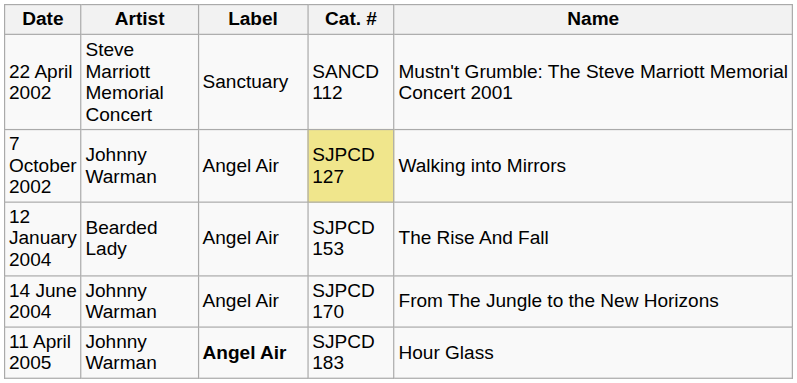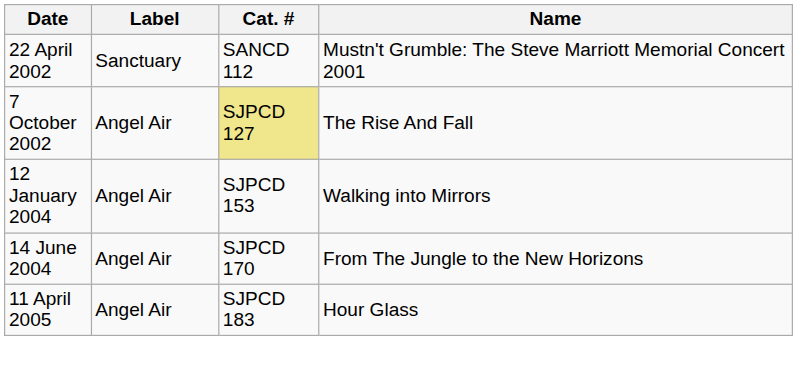- column: (140, 19)
(482, 165) Walking into Mirrors -> (398, 122) The Rise And Fall
(474, 238) The Rise And Fall -> (407, 195) Walking into Mirrors
(245, 352) bold -> (133, 309) normal
